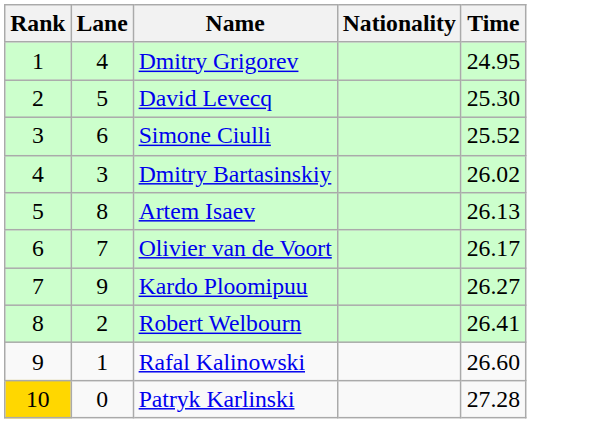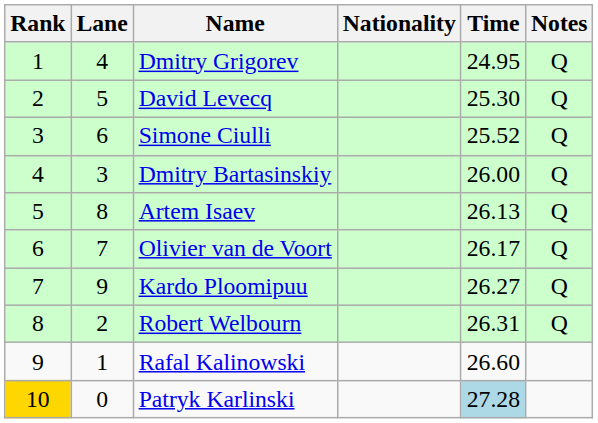+ column: (559, 23)
(493, 173) 26.02 -> (493, 173) 26.00
(493, 323) 26.41 -> (493, 323) 26.31
(493, 398) no background -> (493, 398) lightblue background
